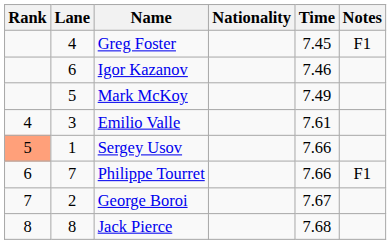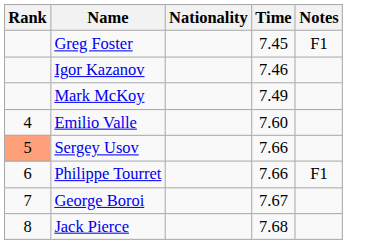- column: (72, 17)
(317, 122) 7.61 -> (274, 122) 7.60
